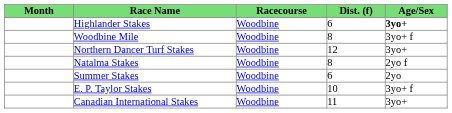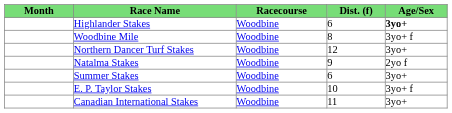(330, 62) 8 -> (330, 62) 9
(393, 75) 2yo -> (396, 75) 3yo+
